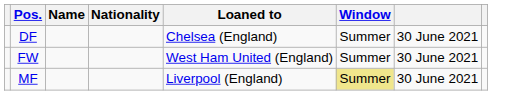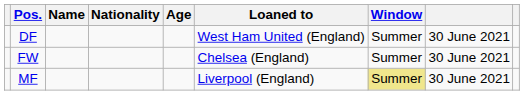+ column: (179, 15)
(222, 36) Chelsea (England) -> (281, 36) West Ham United (England)
(250, 57) West Ham United (England) -> (253, 57) Chelsea (England)
